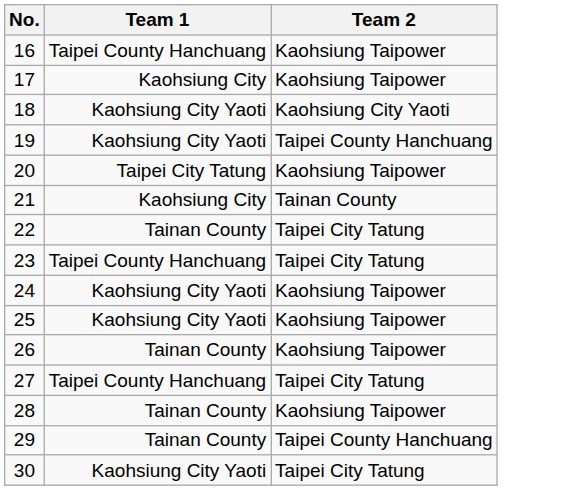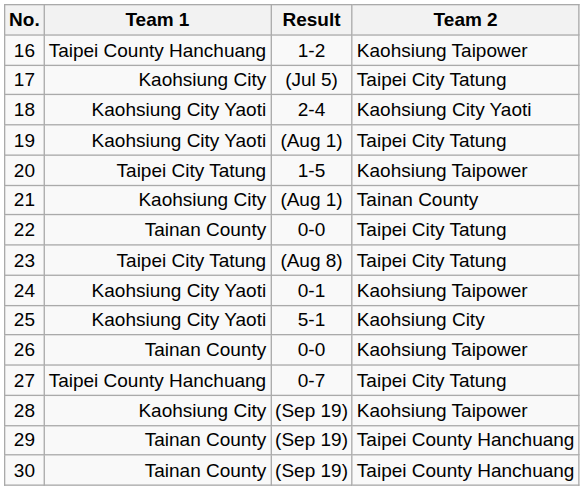+ column: (312, 20)
(360, 80) Kaohsiung Taipower -> (432, 80) Taipei City Tatung
(384, 140) Taipei County Hanchuang -> (432, 140) Taipei City Tatung
(157, 260) Taipei County Hanchuang -> (191, 260) Taipei City Tatung
(360, 320) Kaohsiung Taipower -> (421, 320) Kaohsiung City
(205, 410) Tainan County -> (202, 410) Kaohsiung City
(179, 471) Kaohsiung City Yaoti -> (205, 471) Tainan County
(350, 471) Taipei City Tatung -> (466, 471) Taipei County Hanchuang
